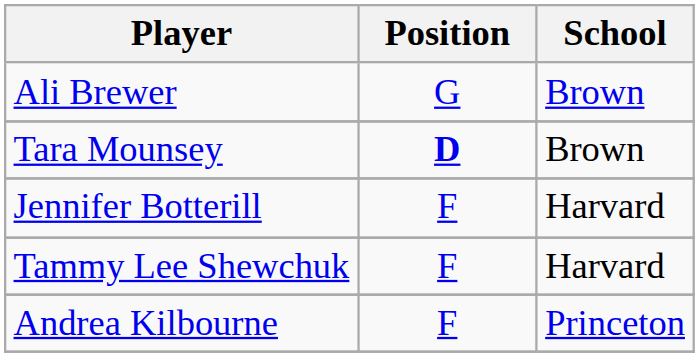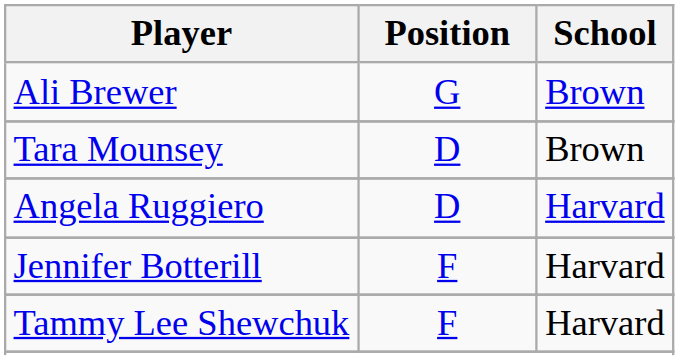(447, 149) bold -> (447, 149) normal
+ row: (139, 206)
- row: (146, 322)
